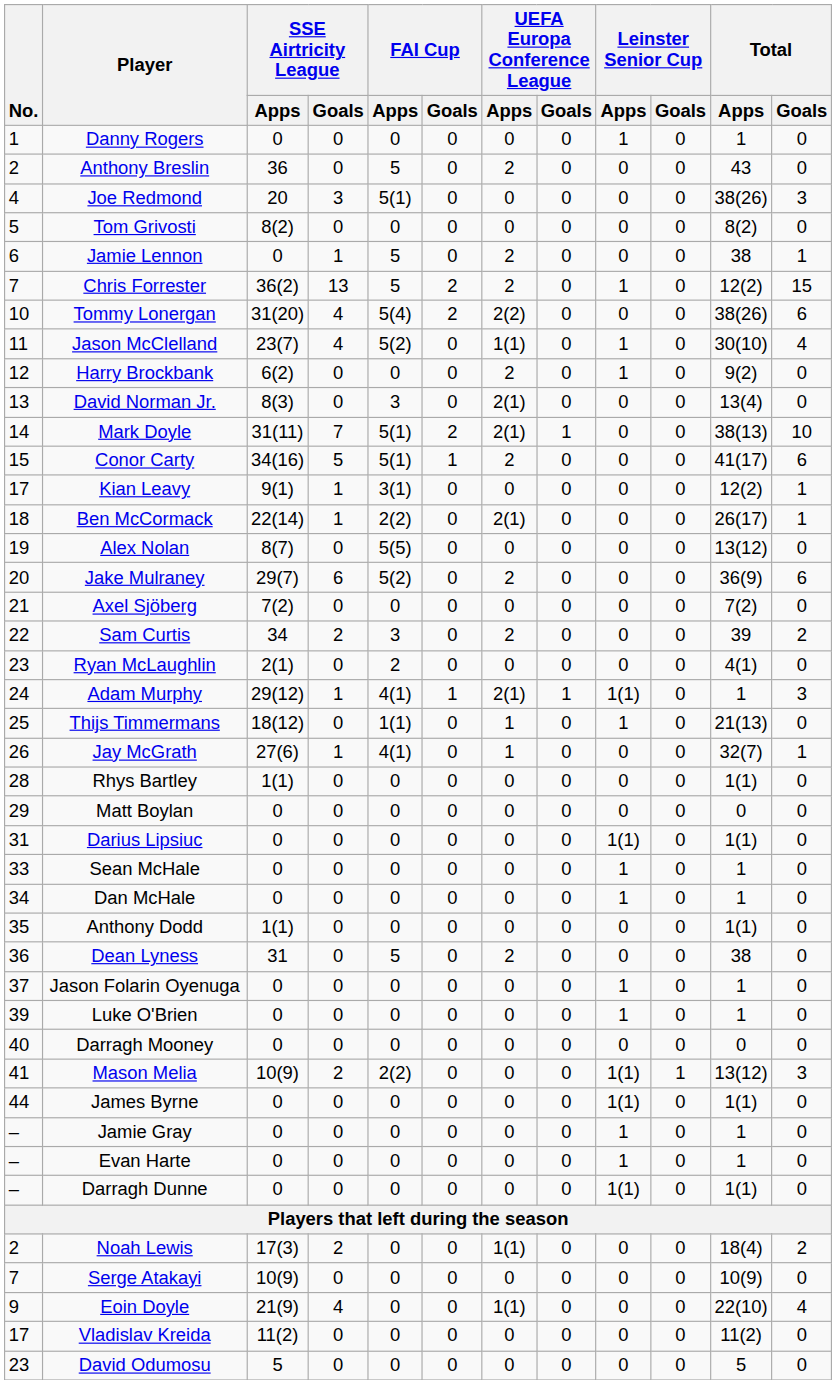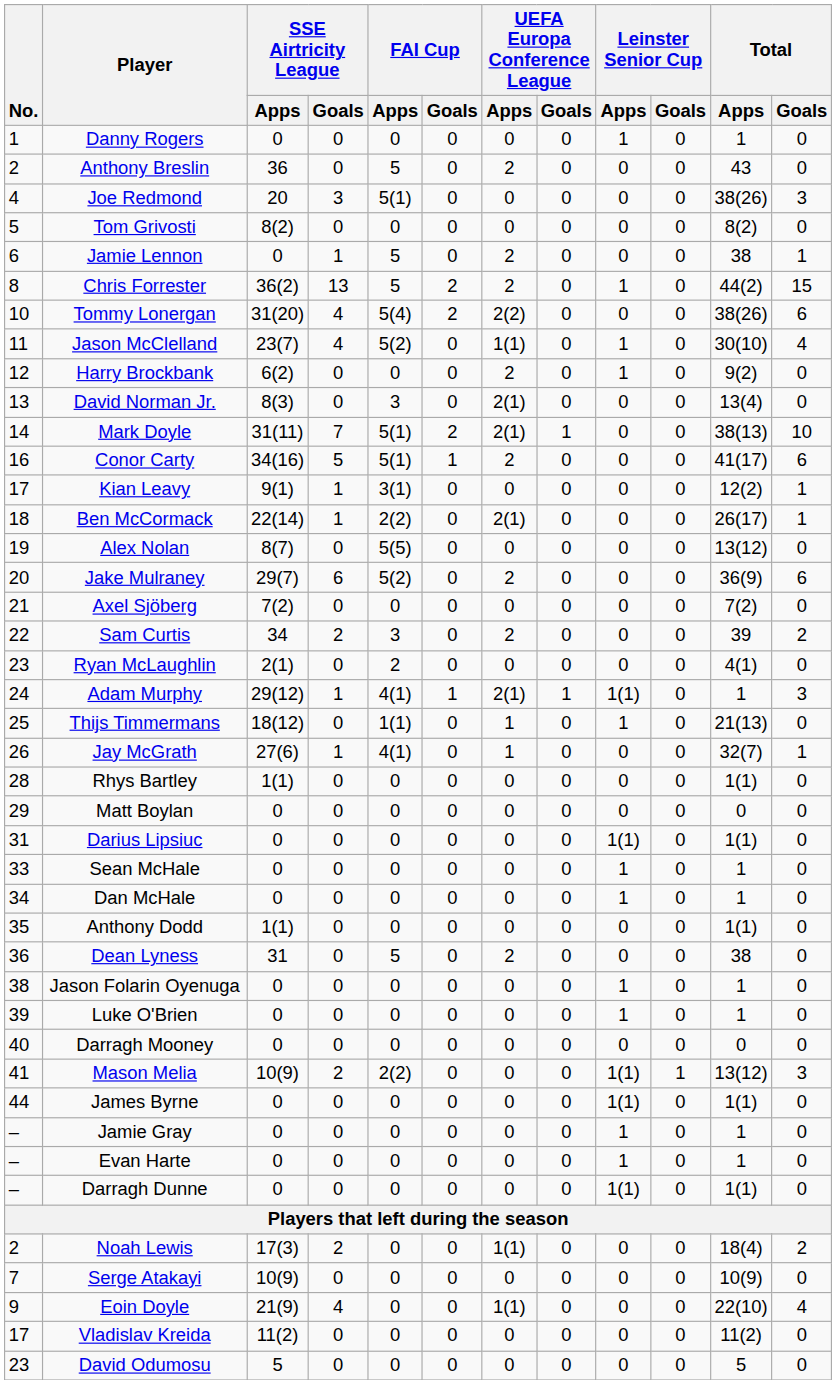(14, 285) 7 -> (14, 285) 8
(741, 285) 12(2) -> (741, 285) 44(2)
(19, 460) 15 -> (19, 460) 16
(19, 985) 37 -> (19, 985) 38
